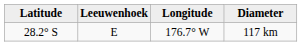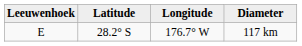columns swapped: (114, 13) <-> (41, 13)
